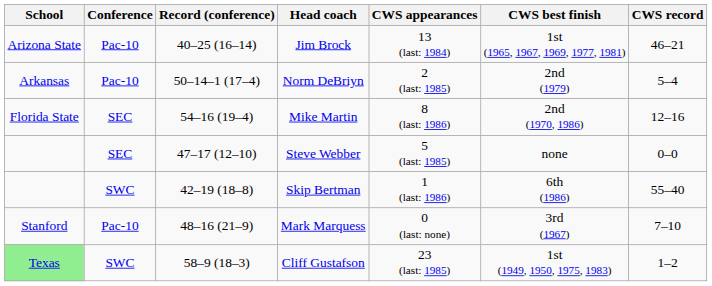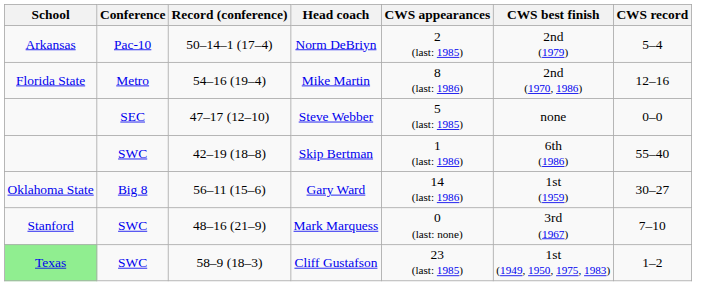- row: (323, 44)
(120, 116) SEC -> (133, 80) Metro
+ row: (336, 189)
(120, 226) Pac-10 -> (133, 226) SWC
